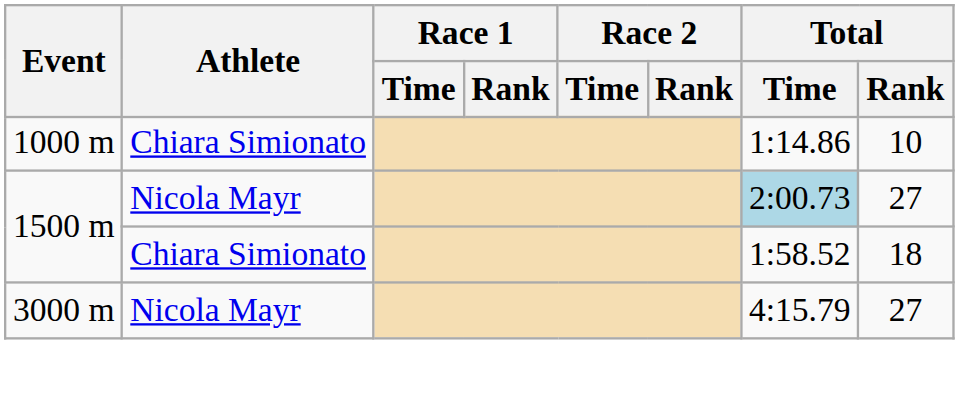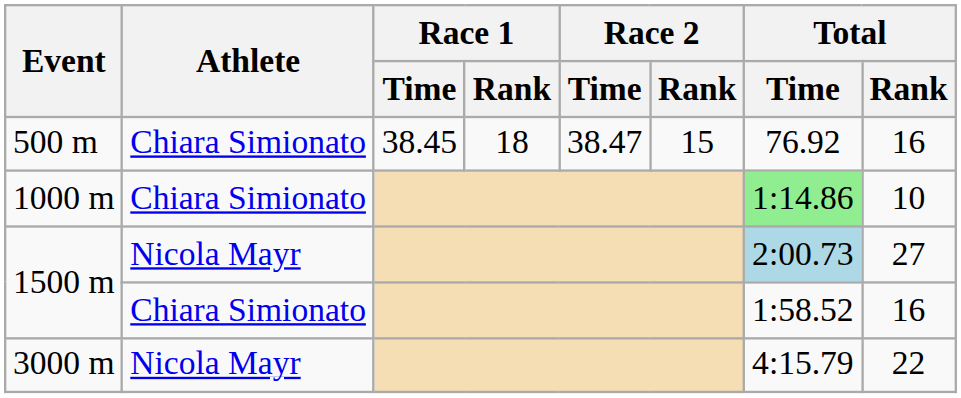+ row: (55, 143)
(800, 143) no background -> (803, 198) lightgreen background
(905, 253) 18 -> (909, 309) 16
(905, 309) 27 -> (909, 364) 22
